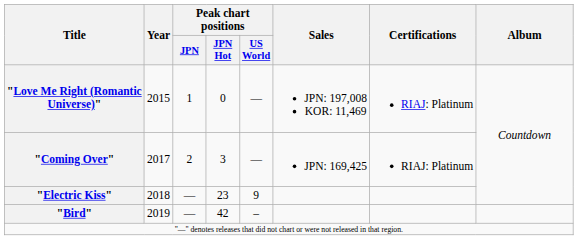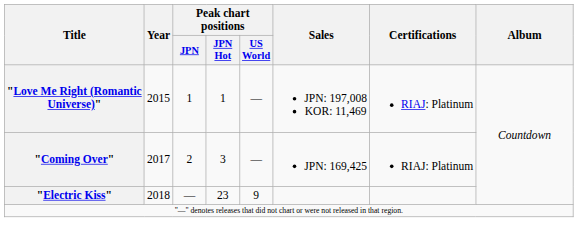(223, 98) 0 -> (223, 98) 1
- row: (74, 213)
